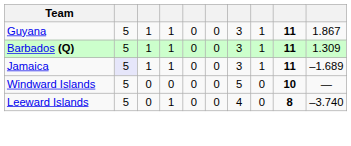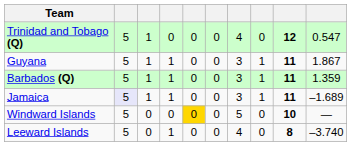+ row: (58, 37)
(326, 48) 1.309 -> (326, 79) 1.359
(194, 84) no background -> (194, 114) gold background
